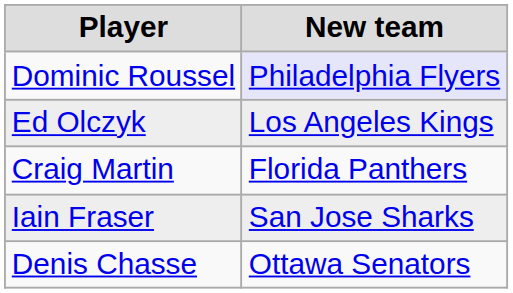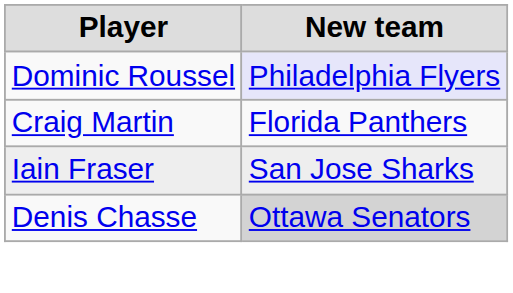- row: (79, 122)
(360, 264) no background -> (360, 216) lightgrey background
